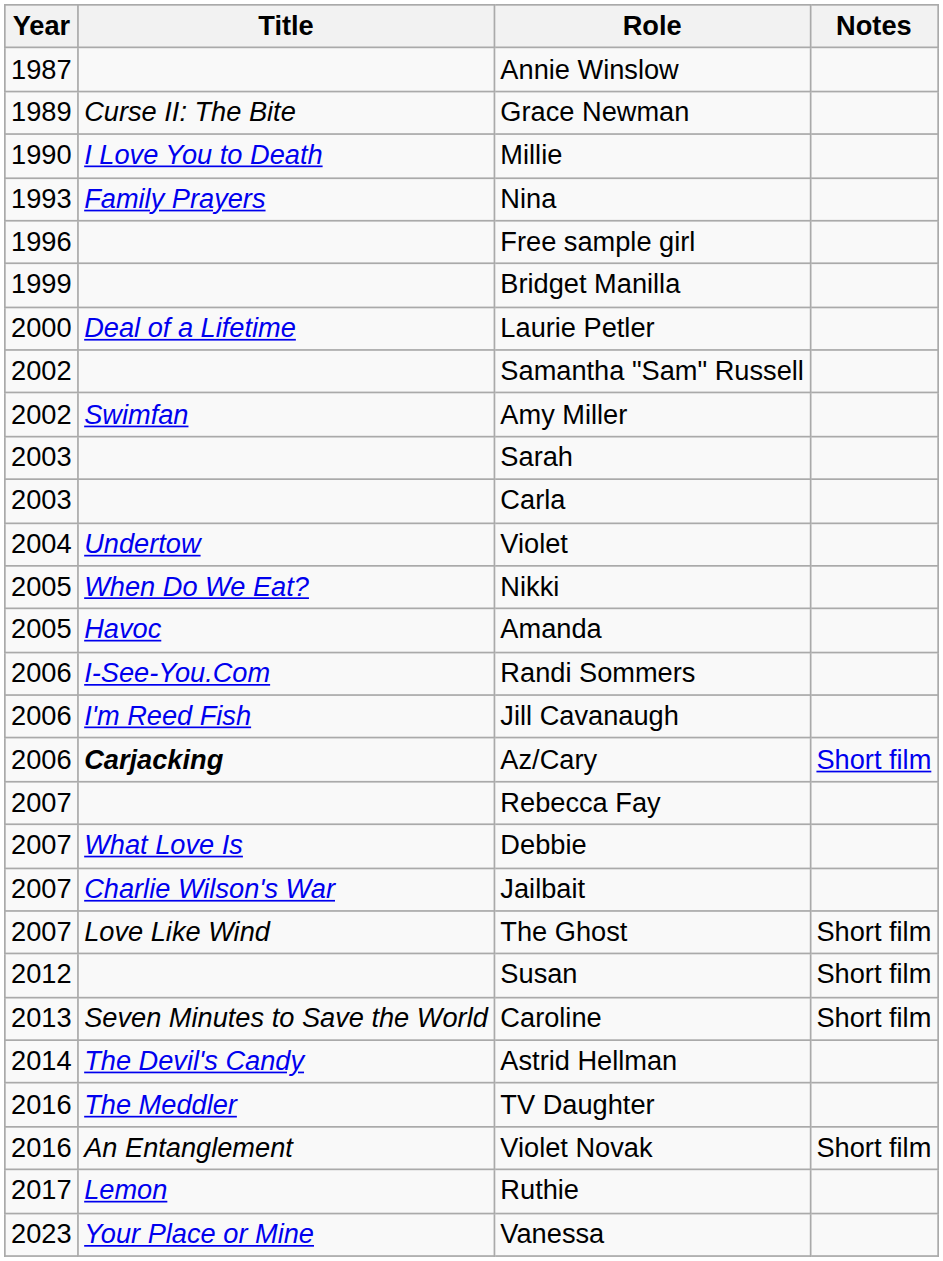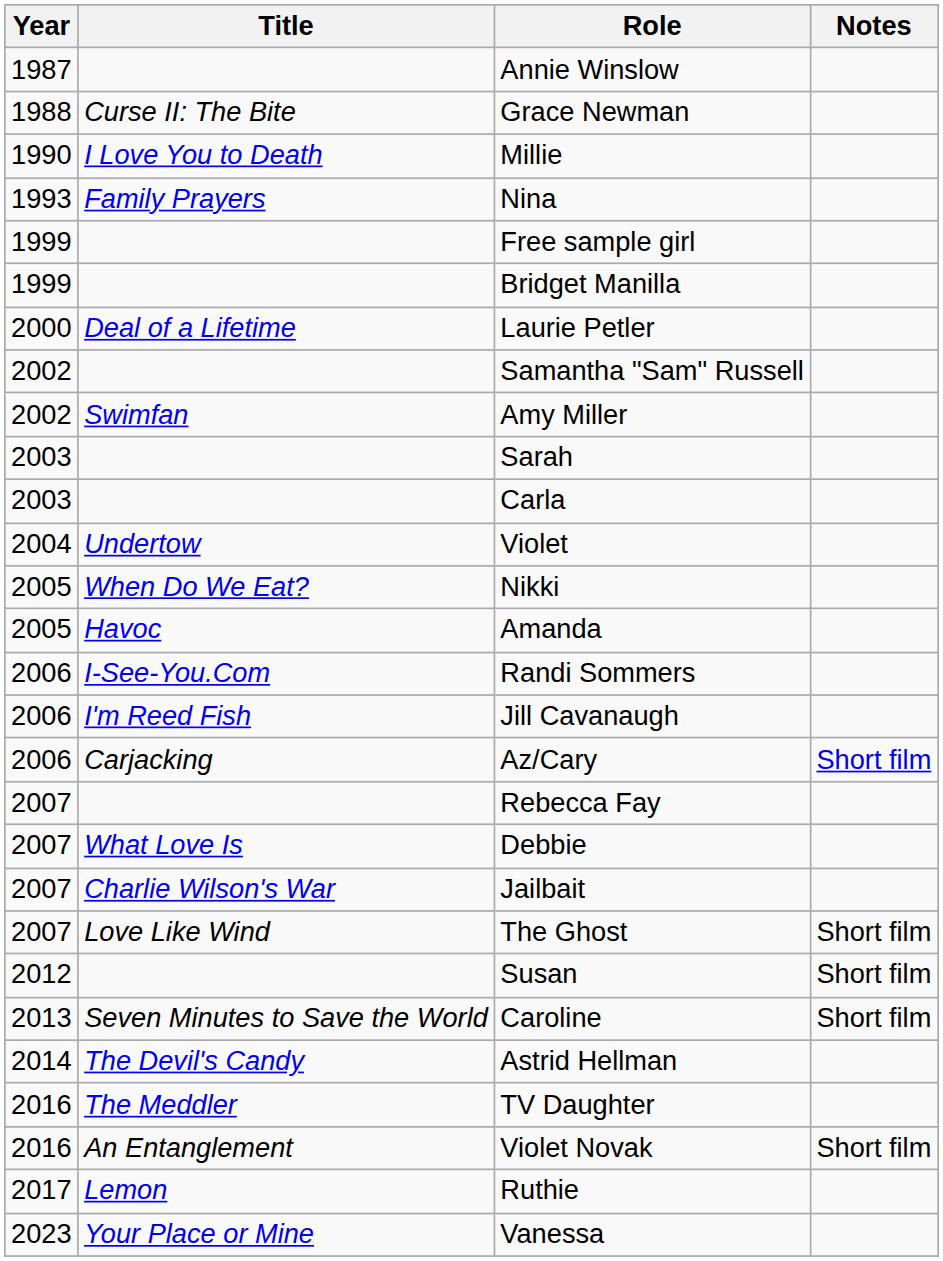(41, 112) 1989 -> (41, 112) 1988
(41, 241) 1996 -> (41, 241) 1999
(154, 759) bold -> (148, 759) normal
